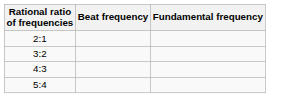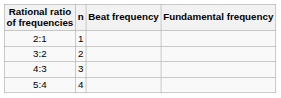+ column: (81, 17)
